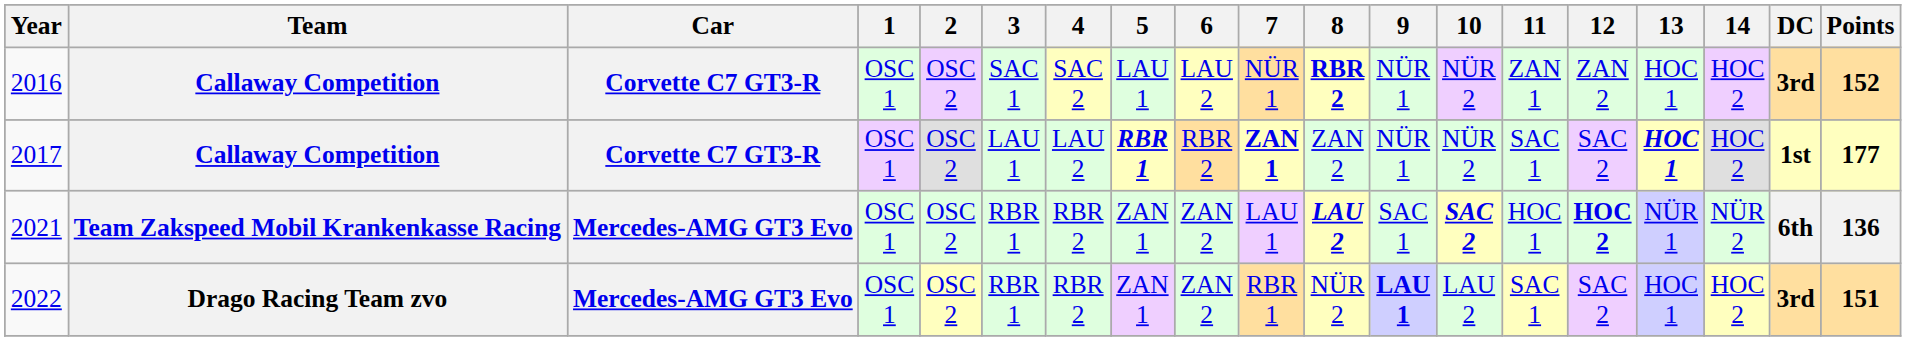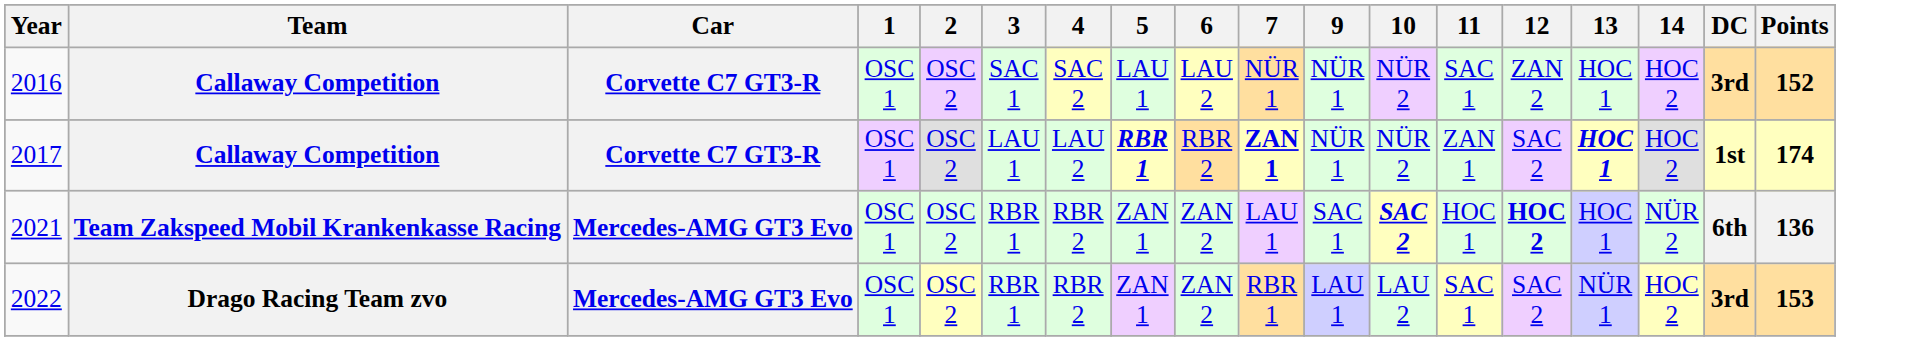- column: (1337, 25)
(1535, 82) ZAN 1 -> (1469, 82) SAC 1
(1535, 155) SAC 1 -> (1469, 155) ZAN 1
(1861, 155) 177 -> (1795, 155) 174
(1671, 227) NÜR 1 -> (1605, 227) HOC 1
(1403, 299) bold -> (1337, 299) normal
(1671, 299) HOC 1 -> (1605, 299) NÜR 1
(1861, 299) 151 -> (1795, 299) 153
